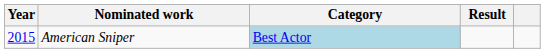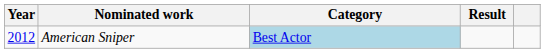(21, 37) 2015 -> (21, 37) 2012
